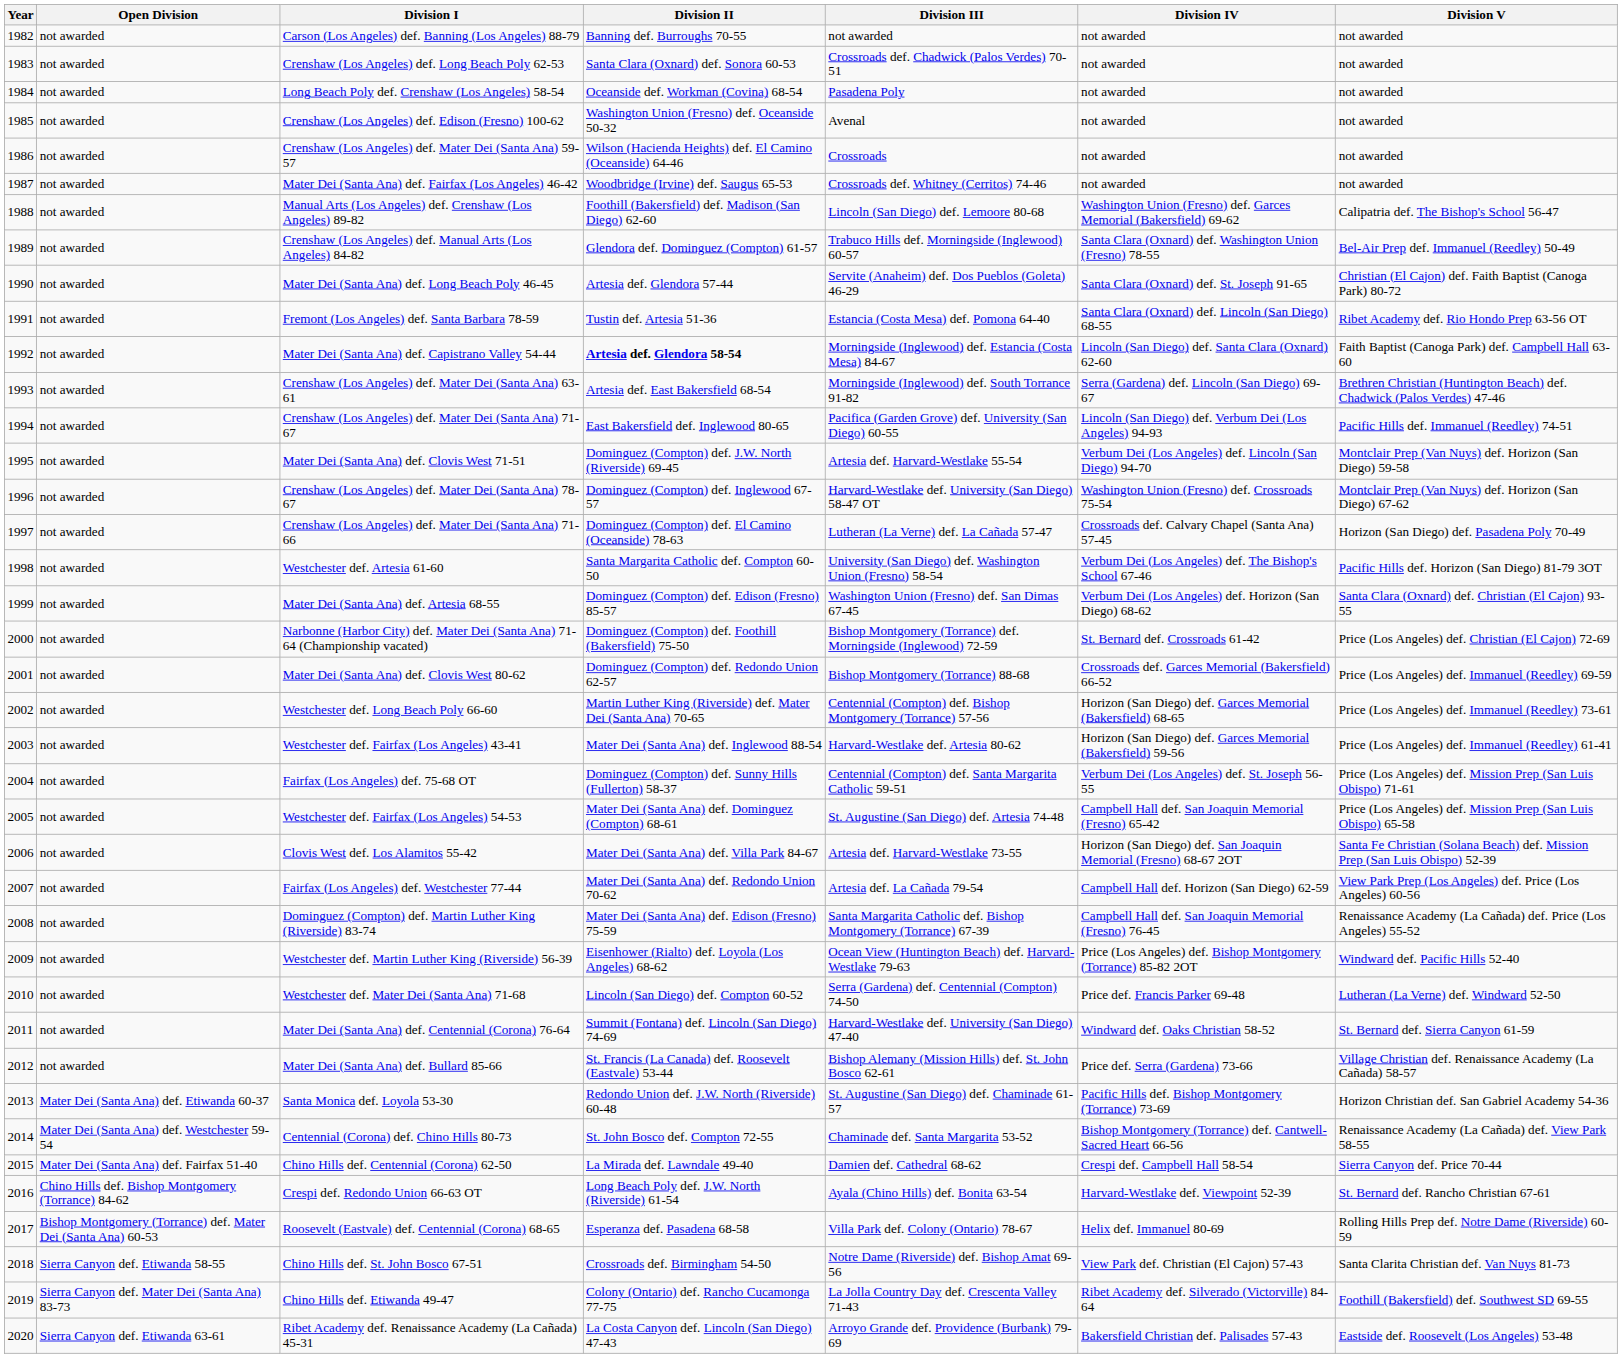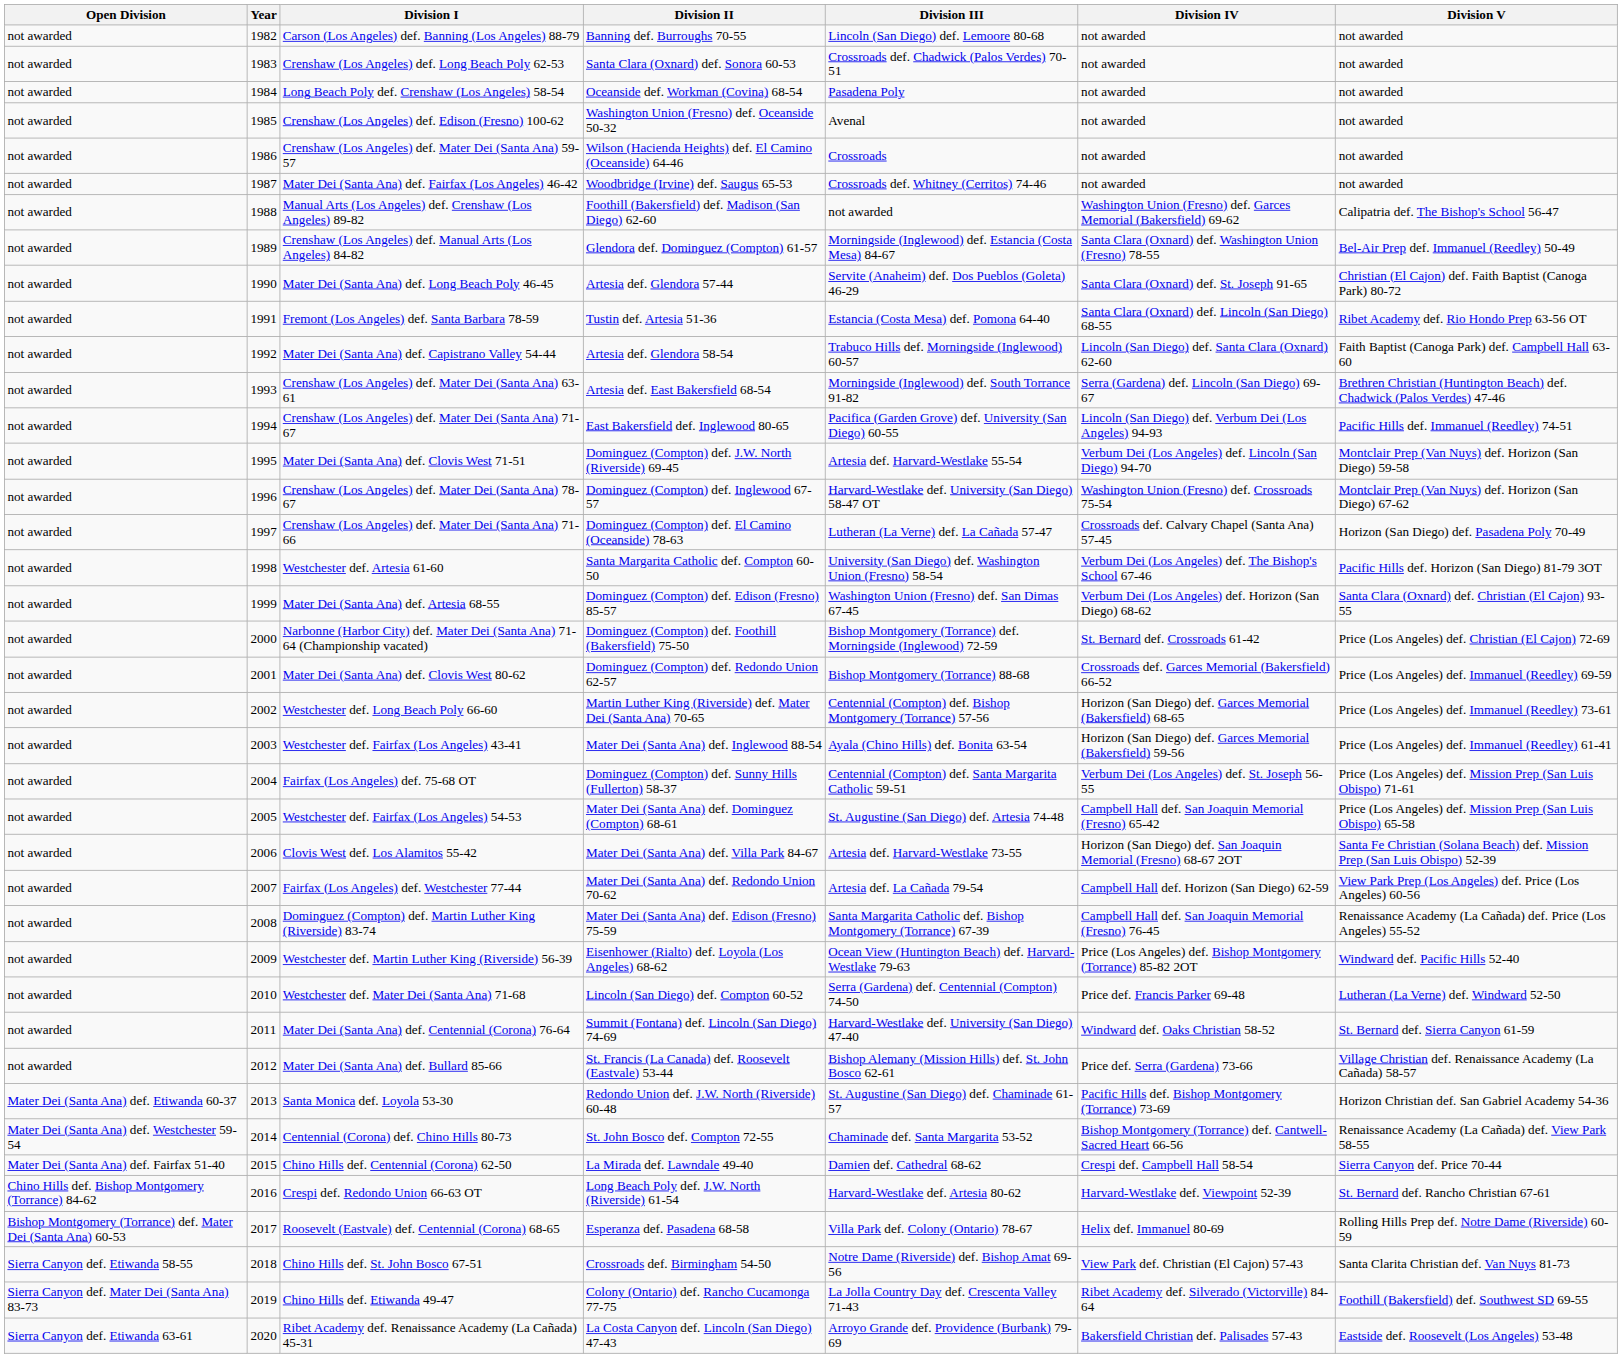columns swapped: (21, 14) <-> (158, 14)
(861, 35) not awarded -> (936, 35) Lincoln (San Diego) def. Lemoore 80-68
(936, 212) Lincoln (San Diego) def. Lemoore 80-68 -> (861, 212) not awarded
(945, 247) Trabuco Hills def. Morningside (Inglewood) 60-57 -> (950, 247) Morningside (Inglewood) def. Estancia (Costa Mesa) 84-67
(664, 354) bold -> (660, 354) normal
(950, 354) Morningside (Inglewood) def. Estancia (Costa Mesa) 84-67 -> (945, 354) Trabuco Hills def. Morningside (Inglewood) 60-57
(925, 745) Harvard-Westlake def. Artesia 80-62 -> (928, 745) Ayala (Chino Hills) def. Bonita 63-54
(928, 1193) Ayala (Chino Hills) def. Bonita 63-54 -> (925, 1193) Harvard-Westlake def. Artesia 80-62
